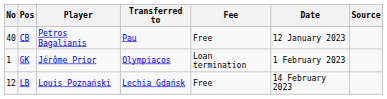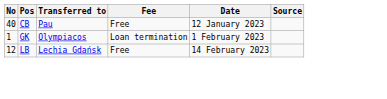- column: (78, 16)
